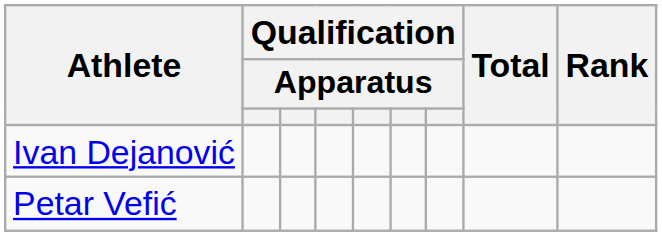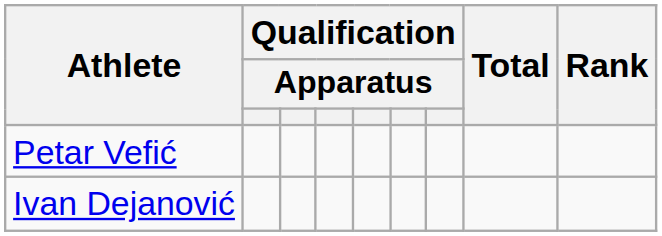rows swapped: (124, 151) <-> (95, 205)
